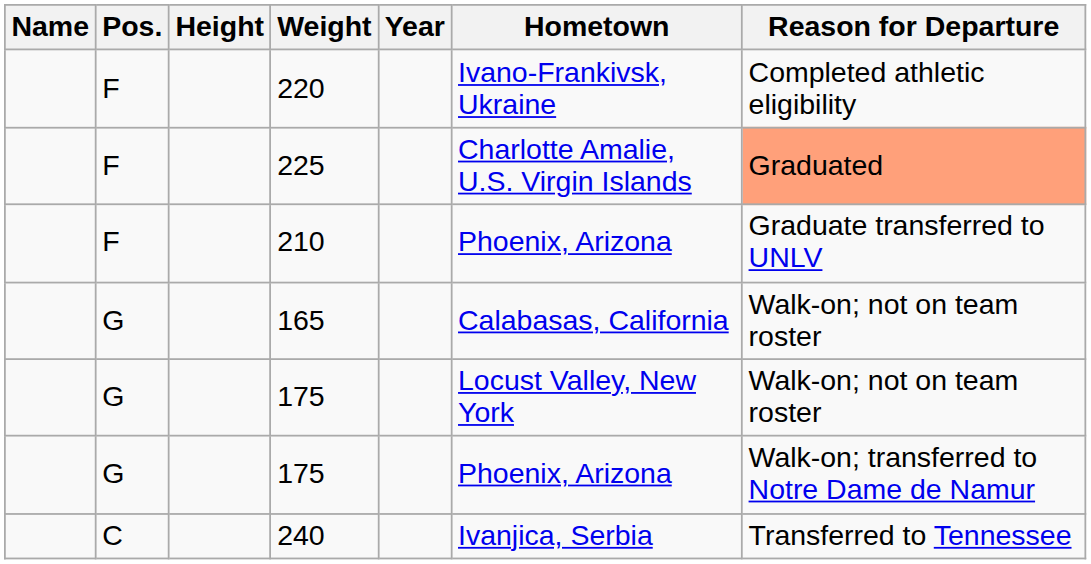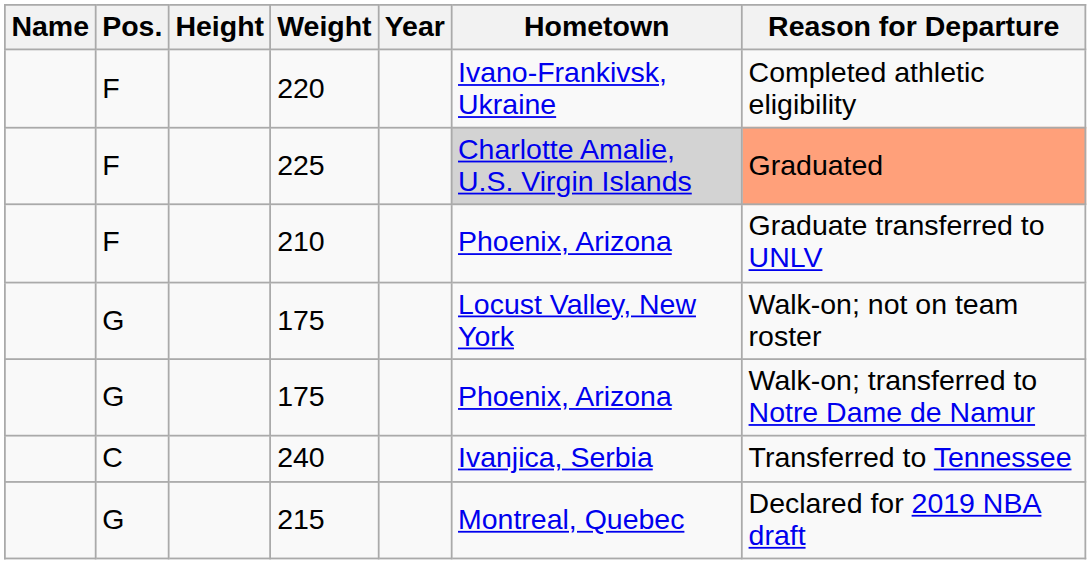(575, 165) no background -> (575, 165) lightgrey background
- row: (113, 319)
+ row: (113, 519)
